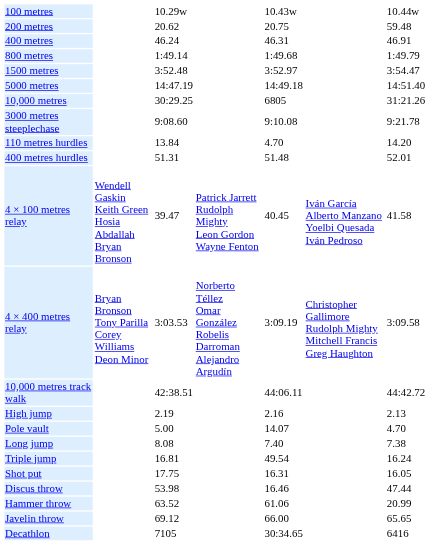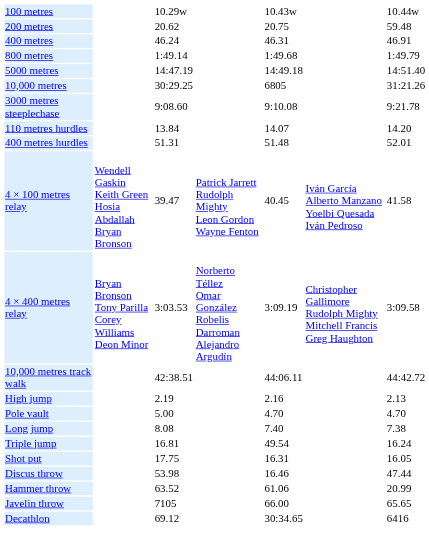- row: (32, 71)
(274, 143) 4.70 -> (277, 128) 14.07
(277, 428) 14.07 -> (274, 413) 4.70
(167, 518) 69.12 -> (166, 503) 7105
(166, 533) 7105 -> (167, 518) 69.12
